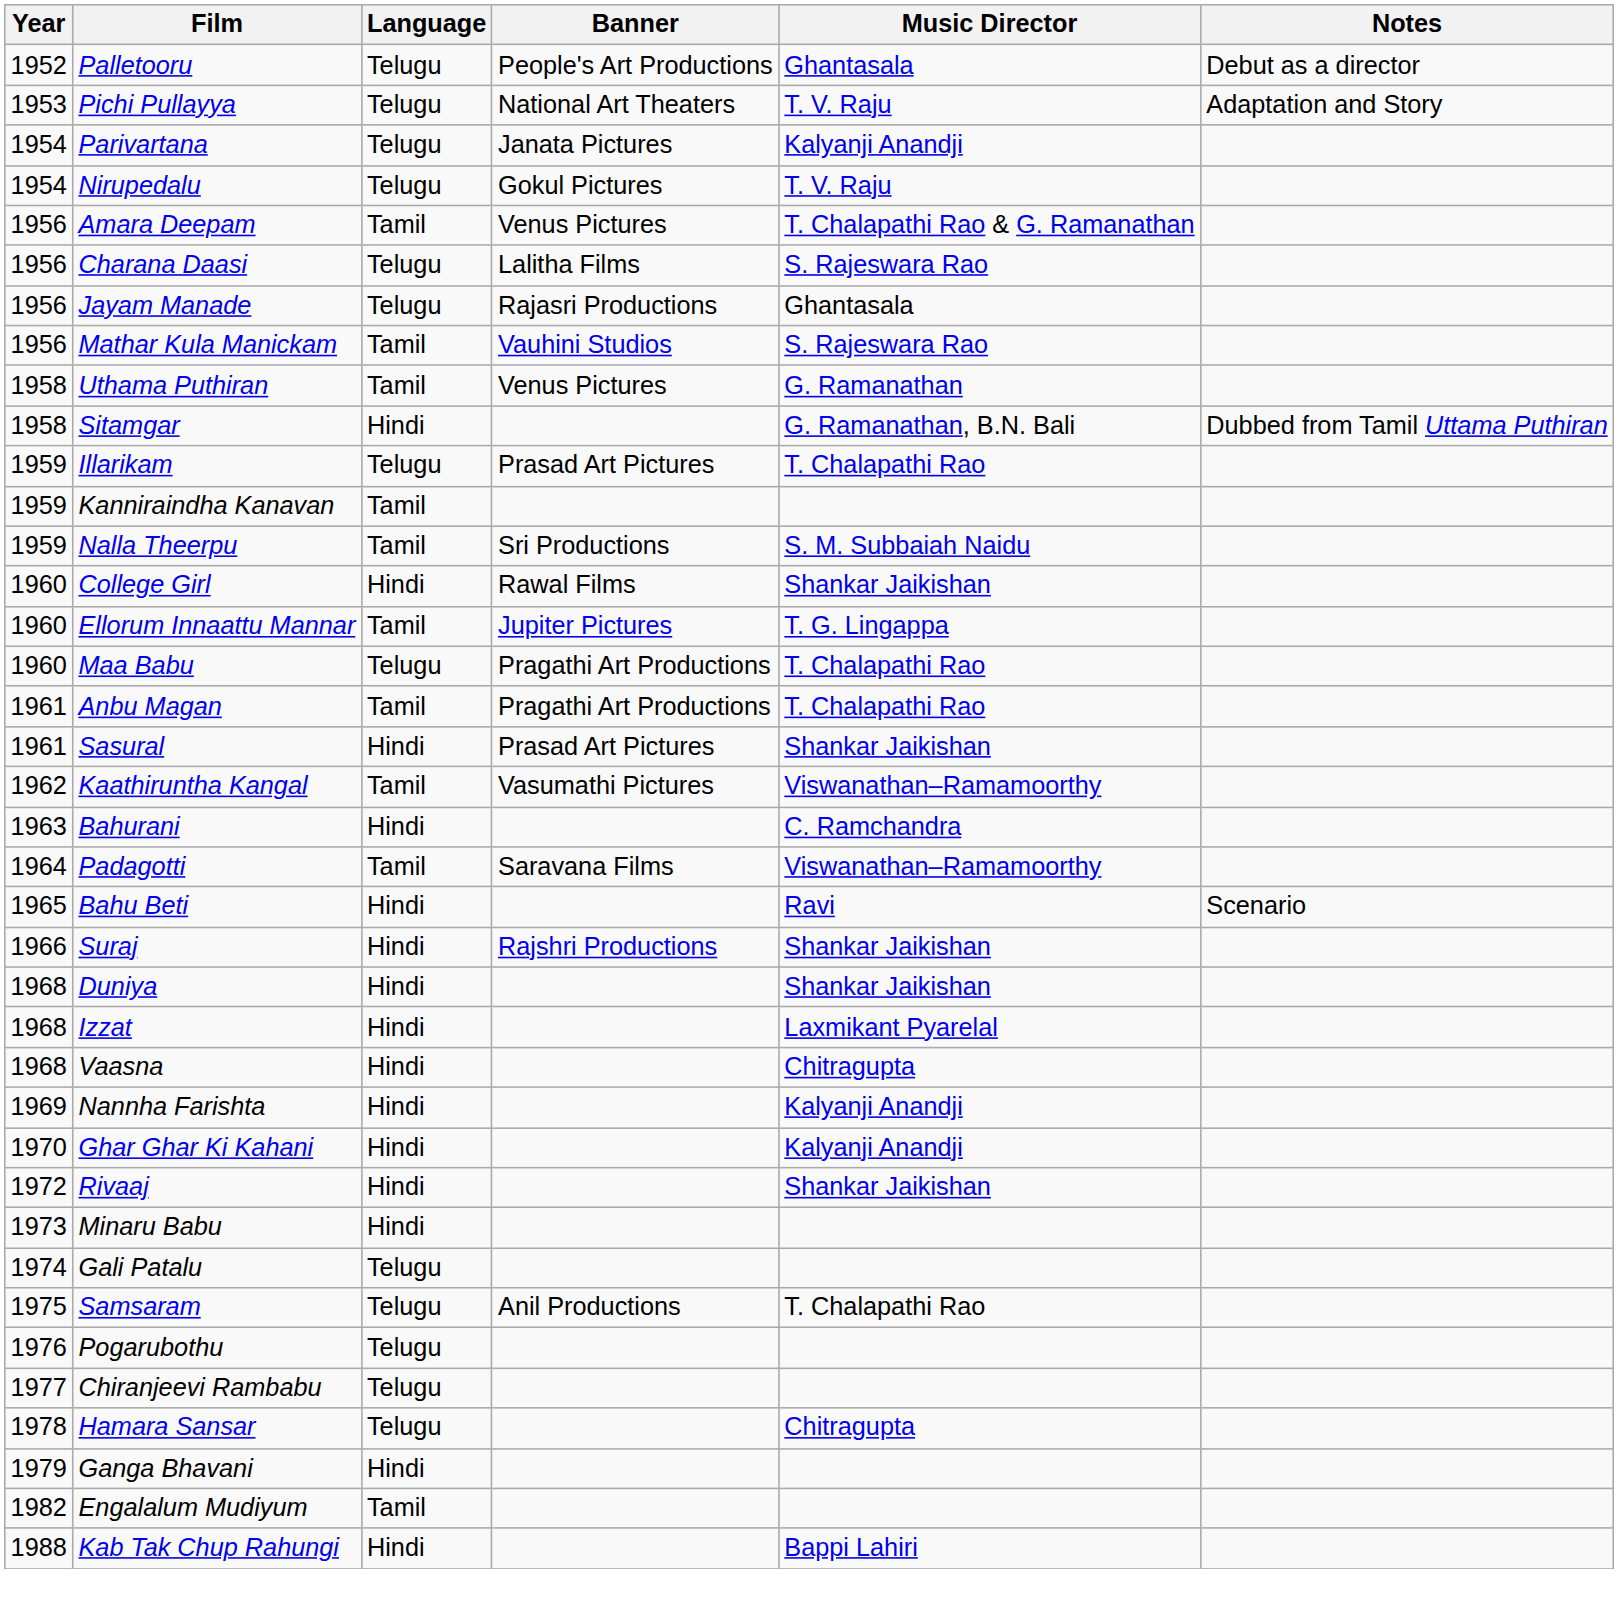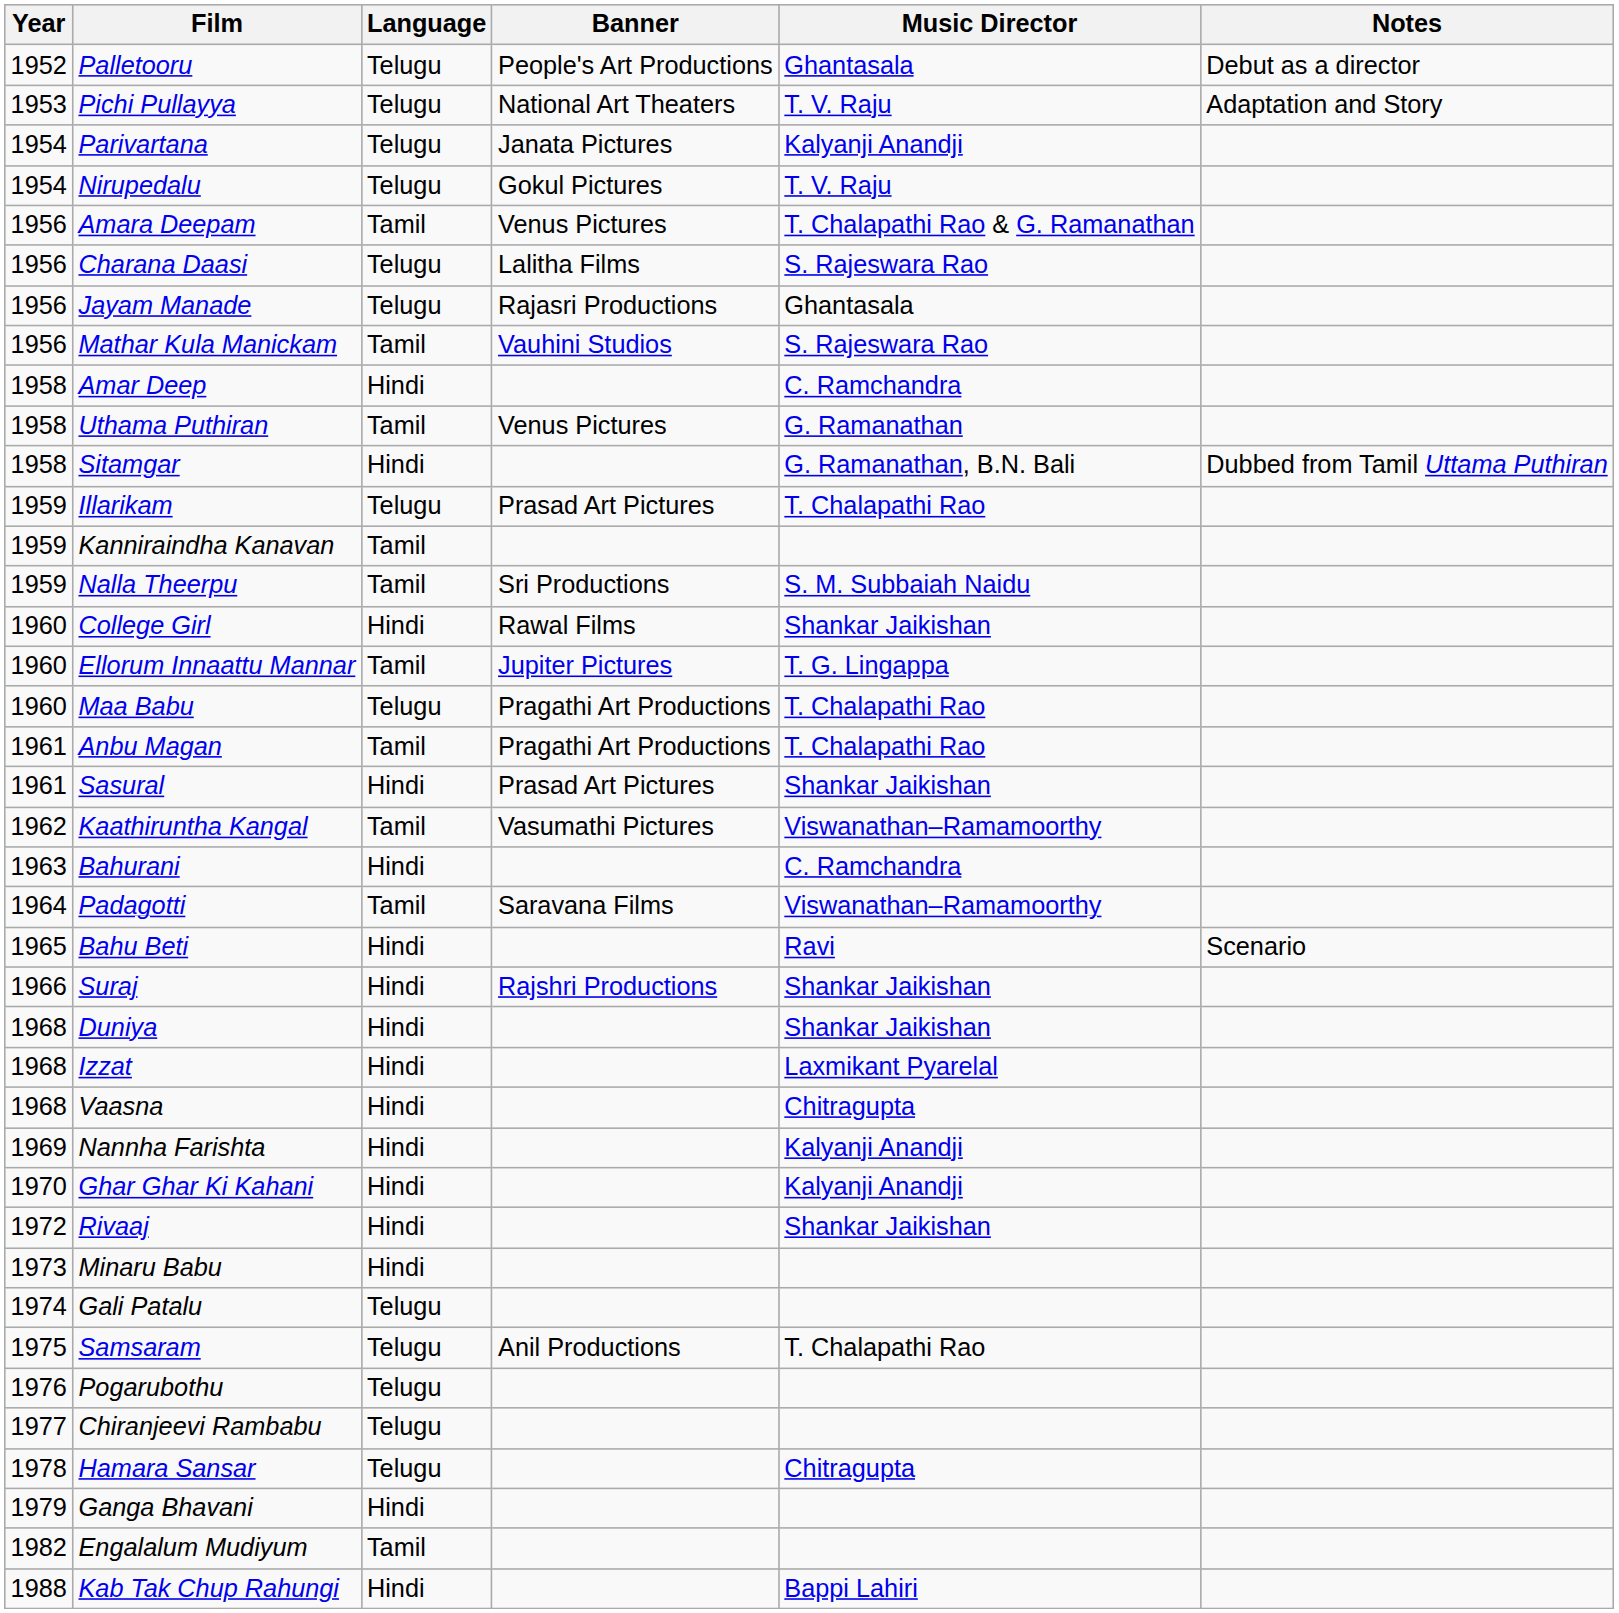+ row: (142, 385)
